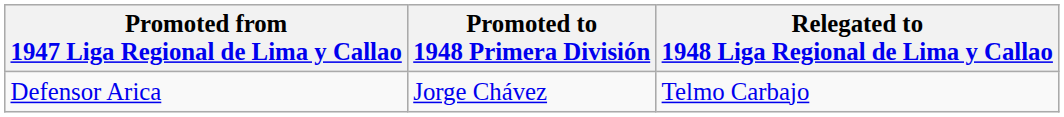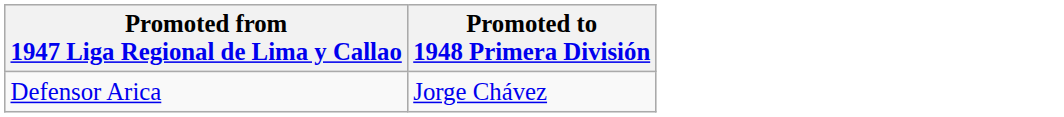- column: (857, 38)
